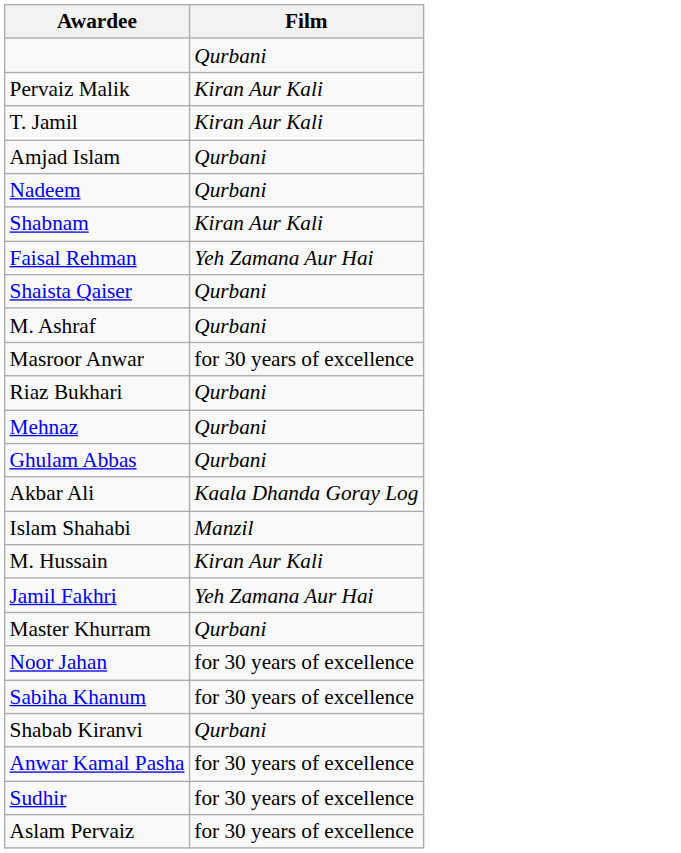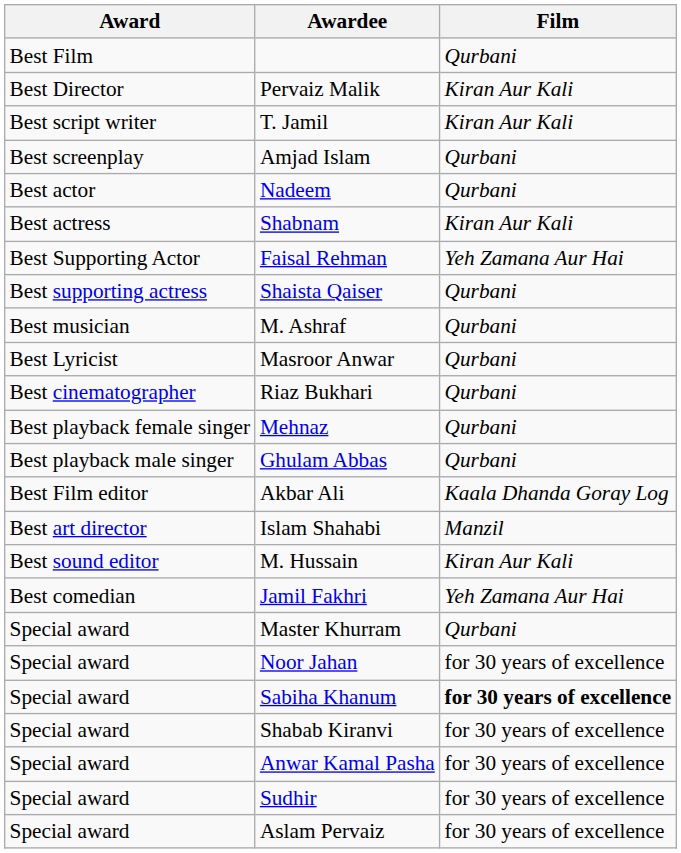+ column: (130, 21)
(304, 358) for 30 years of excellence -> (481, 358) Qurbani
(304, 696) normal -> (558, 696) bold
(230, 730) Qurbani -> (554, 730) for 30 years of excellence
